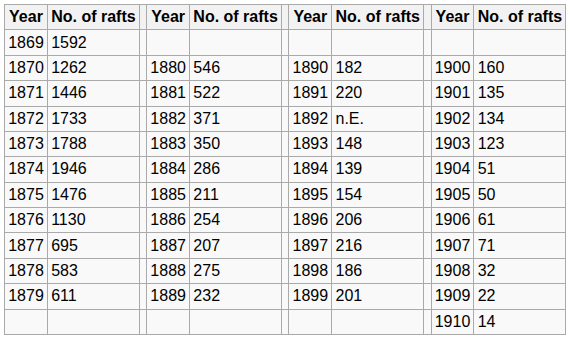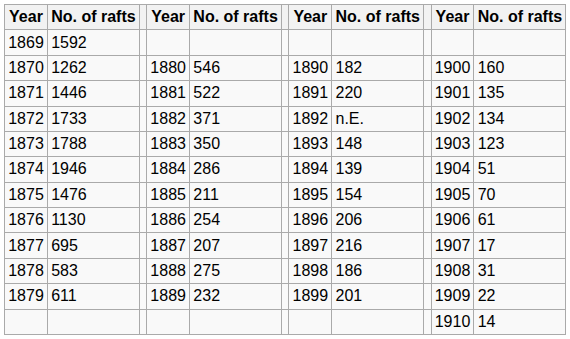(487, 194) 50 -> (487, 194) 70
(487, 245) 71 -> (487, 245) 17
(487, 270) 32 -> (487, 270) 31
